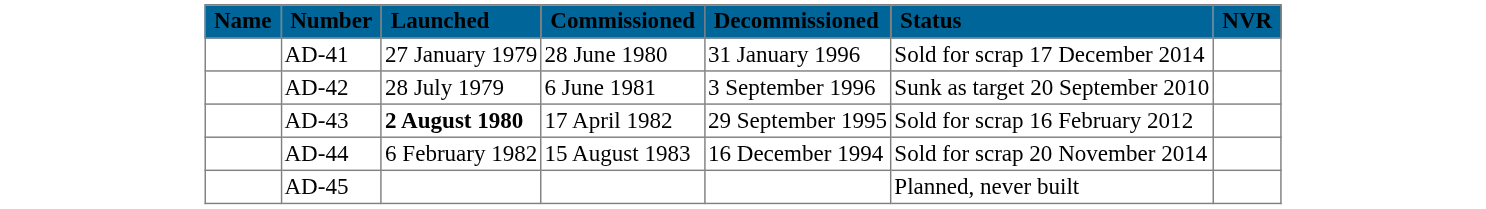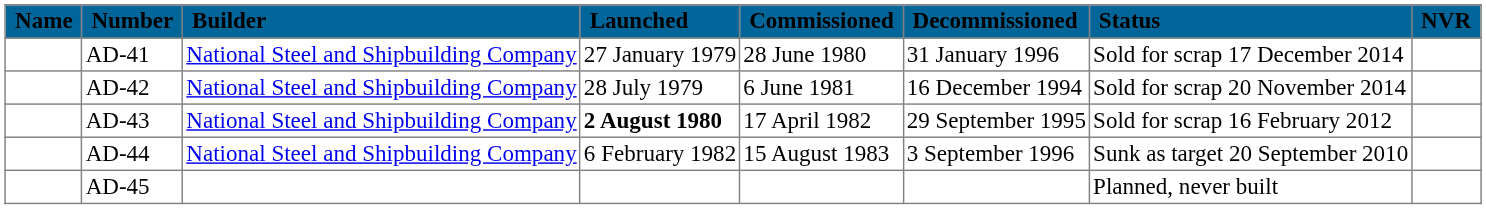+ column: (229, 21)
(792, 87) 3 September 1996 -> (994, 87) 16 December 1994
(1052, 87) Sunk as target 20 September 2010 -> (1250, 87) Sold for scrap 20 November 2014
(796, 153) 16 December 1994 -> (991, 153) 3 September 1996
(1051, 153) Sold for scrap 20 November 2014 -> (1251, 153) Sunk as target 20 September 2010
